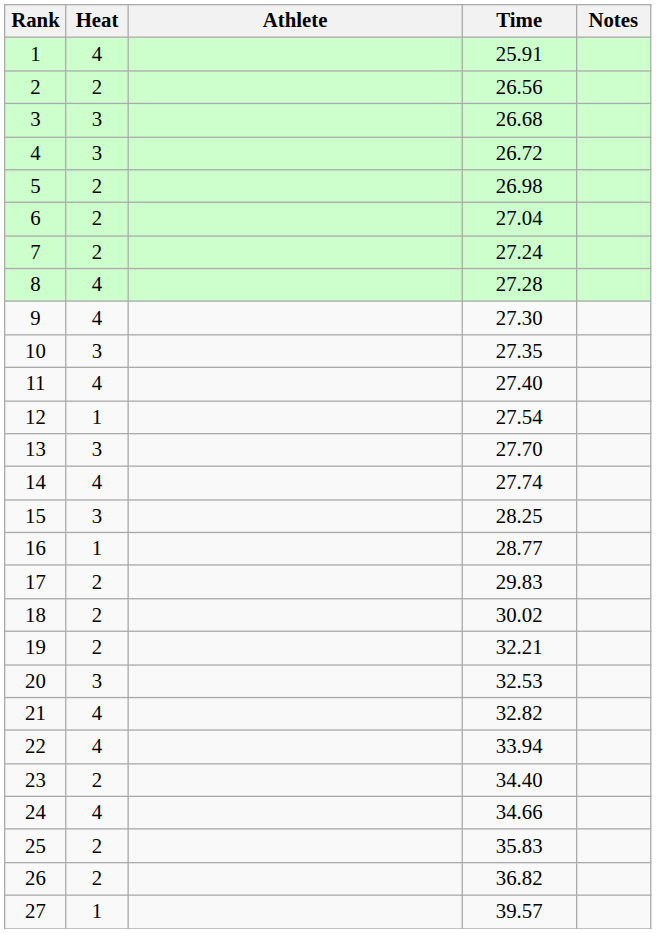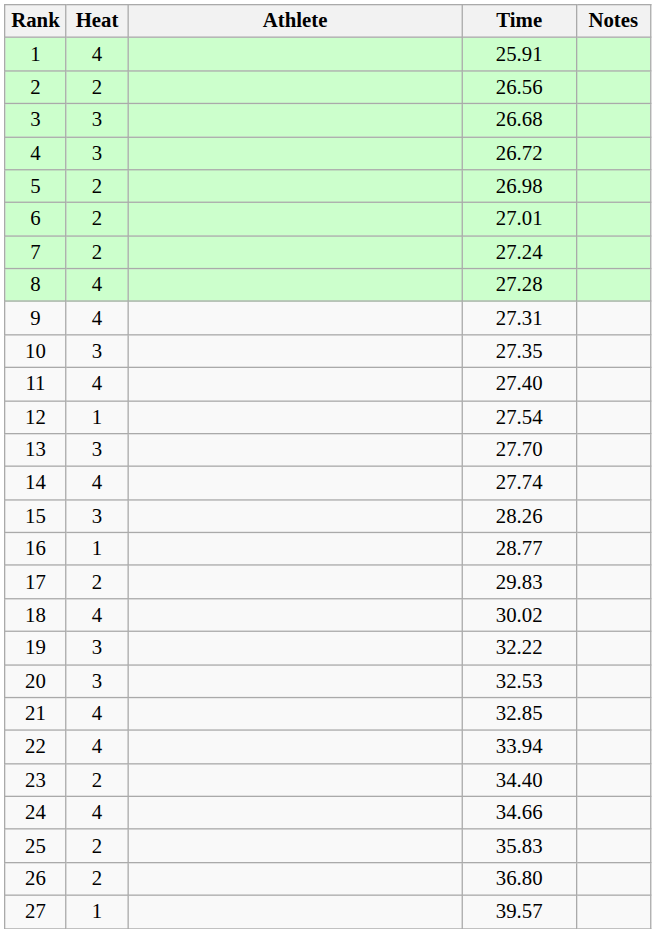(519, 218) 27.04 -> (519, 218) 27.01
(519, 317) 27.30 -> (519, 317) 27.31
(519, 515) 28.25 -> (519, 515) 28.26
(97, 614) 2 -> (97, 614) 4
(97, 647) 2 -> (97, 647) 3
(519, 647) 32.21 -> (519, 647) 32.22
(519, 713) 32.82 -> (519, 713) 32.85
(519, 878) 36.82 -> (519, 878) 36.80
